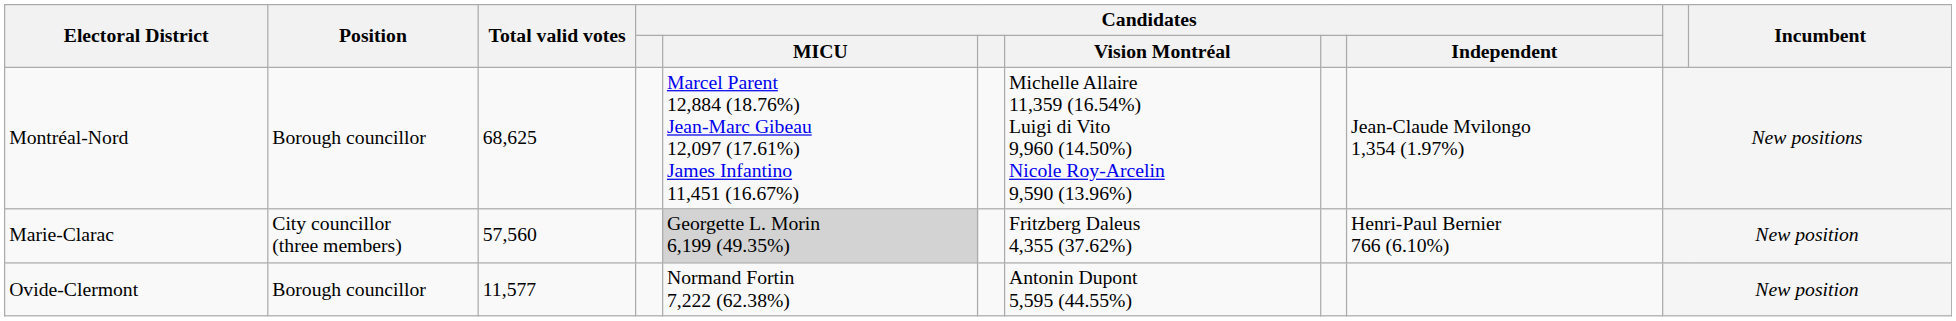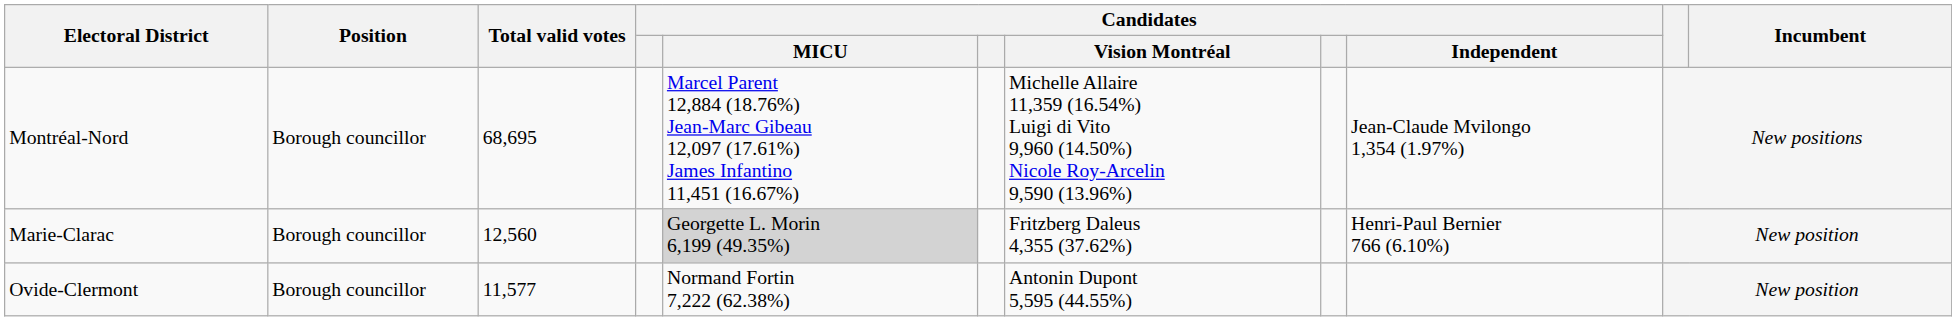(510, 137) 68,625 -> (510, 137) 68,695
(337, 235) City councillor (three members) -> (349, 235) Borough councillor
(510, 235) 57,560 -> (510, 235) 12,560
